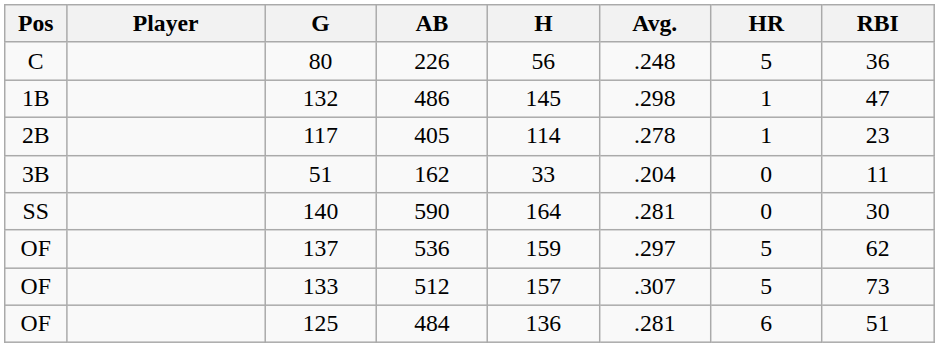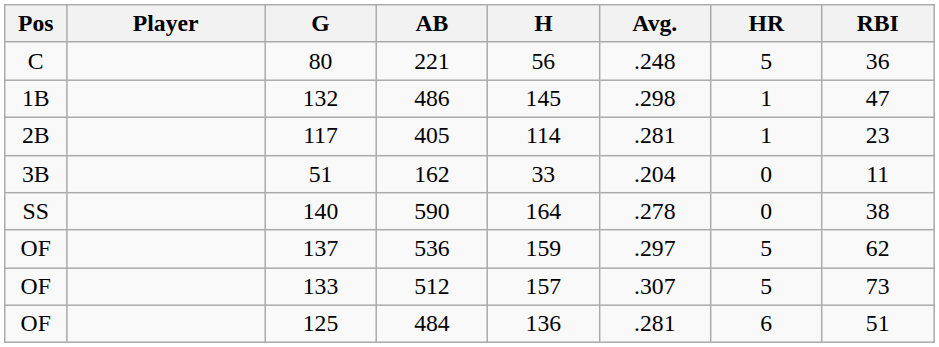(432, 60) 226 -> (432, 60) 221
(655, 135) .278 -> (655, 135) .281
(655, 211) .281 -> (655, 211) .278
(878, 211) 30 -> (878, 211) 38
